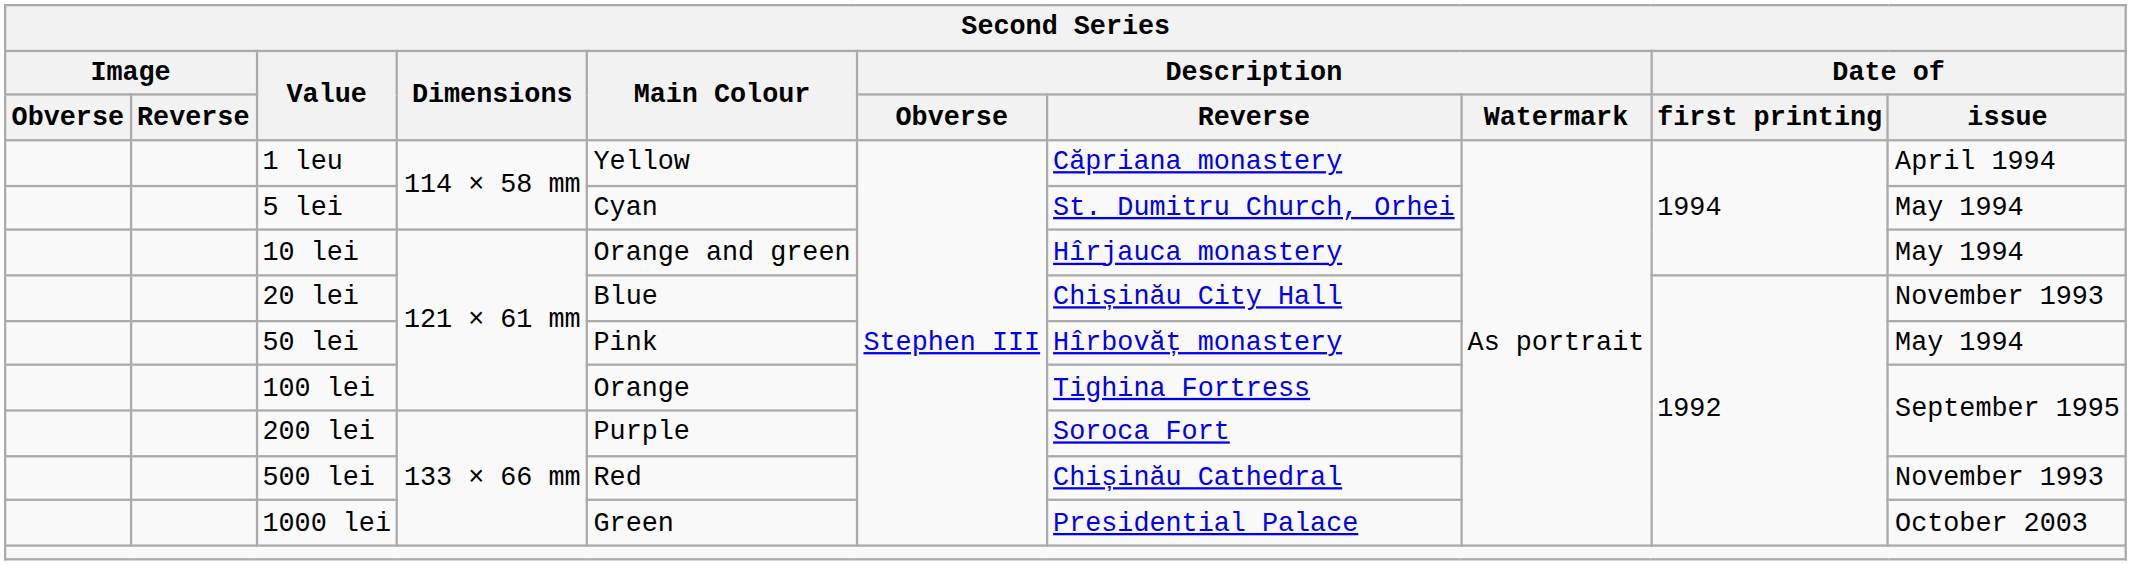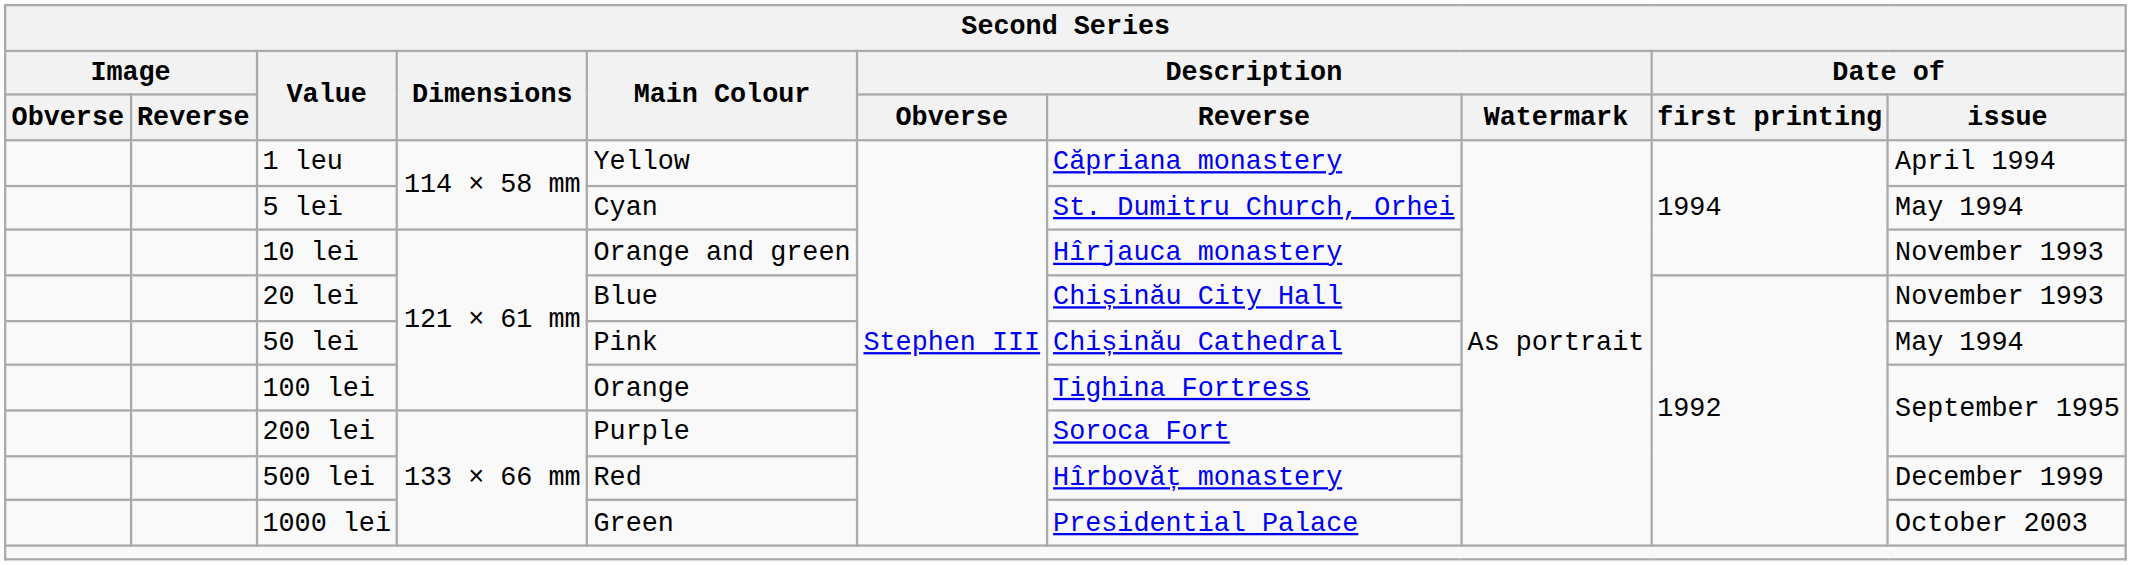(1959, 252) May 1994 -> (1999, 252) November 1993
(1198, 342) Hîrbovăț monastery -> (1198, 342) Chișinău Cathedral
(1198, 477) Chișinău Cathedral -> (1198, 477) Hîrbovăț monastery
(1999, 477) November 1993 -> (1999, 477) December 1999
